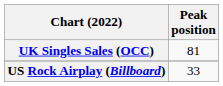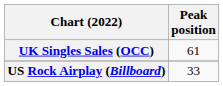(194, 50) 81 -> (194, 50) 61
